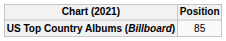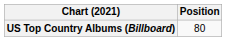(200, 28) 85 -> (200, 28) 80
